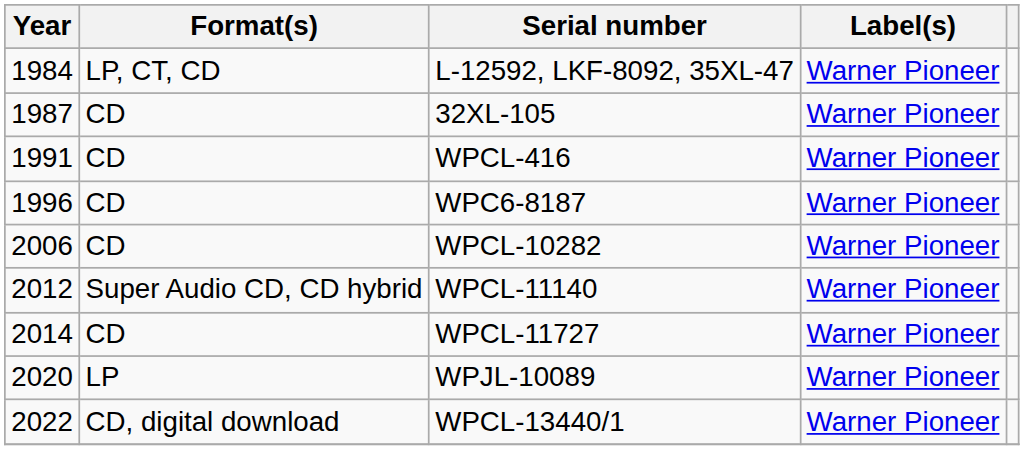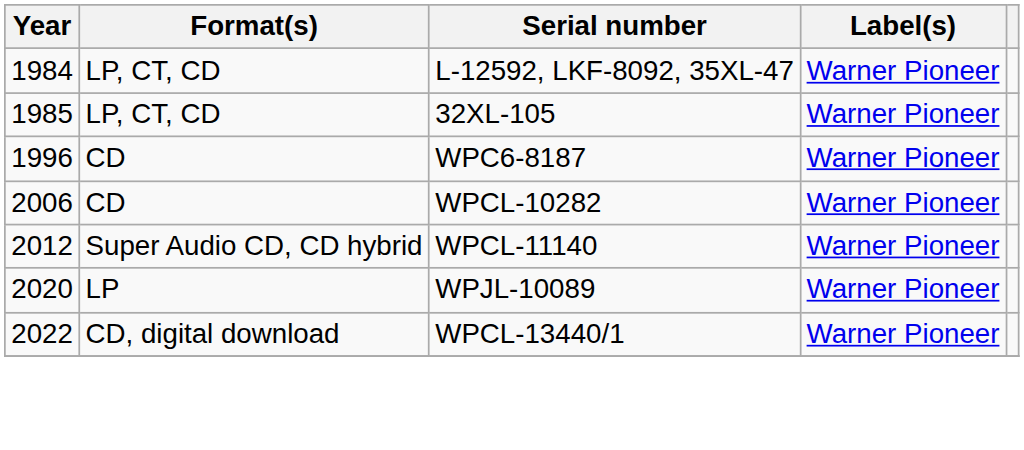(42, 114) 1987 -> (42, 114) 1985
(106, 114) CD -> (153, 114) LP, CT, CD
- row: (503, 158)
- row: (517, 333)
